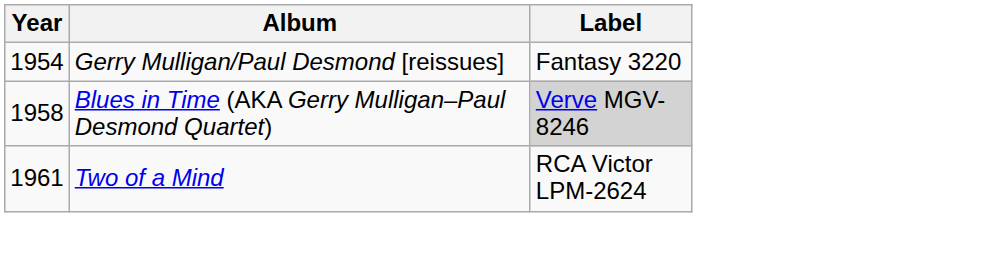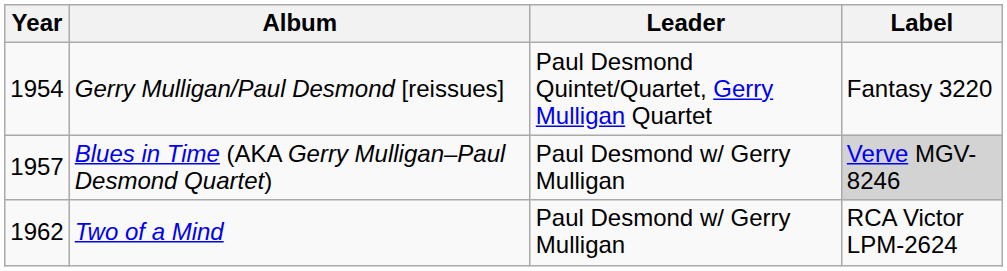+ column: (686, 23)
(37, 113) 1958 -> (37, 167) 1957
(37, 178) 1961 -> (37, 232) 1962
